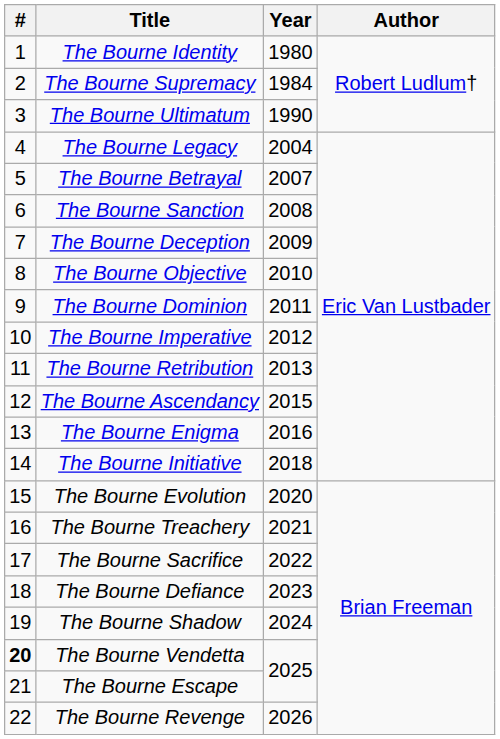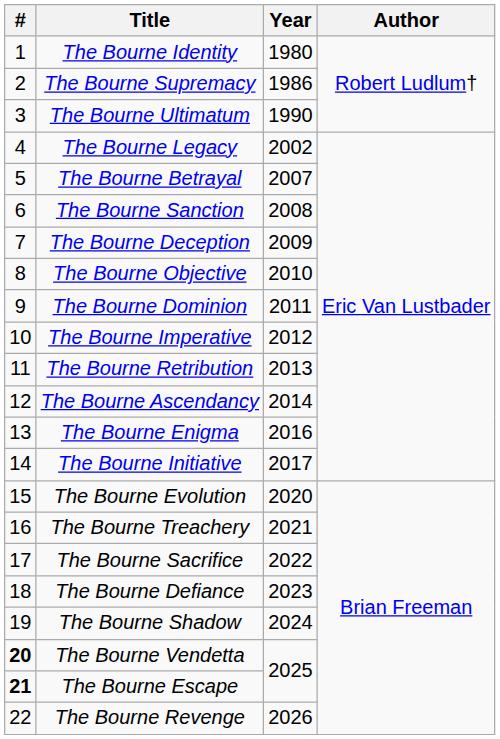(290, 83) 1984 -> (290, 83) 1986
(290, 147) 2004 -> (290, 147) 2002
(290, 400) 2015 -> (290, 400) 2014
(290, 464) 2018 -> (290, 464) 2017
(20, 686) normal -> (20, 686) bold
